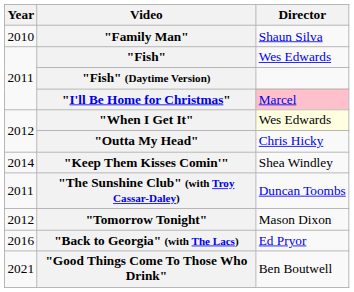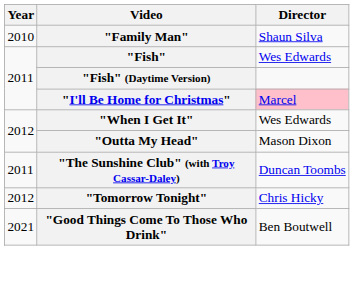(295, 120) lightyellow background -> (295, 120) no background
(291, 141) Chris Hicky -> (295, 141) Mason Dixon
- row: (146, 162)
(295, 219) Mason Dixon -> (291, 198) Chris Hicky
- row: (146, 240)
